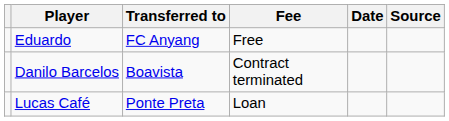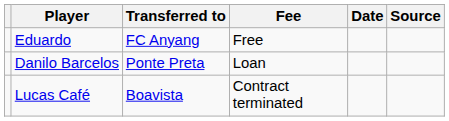(154, 71) Boavista -> (165, 63) Ponte Preta
(268, 71) Contract terminated -> (249, 63) Loan
(165, 103) Ponte Preta -> (154, 95) Boavista
(249, 103) Loan -> (268, 95) Contract terminated
